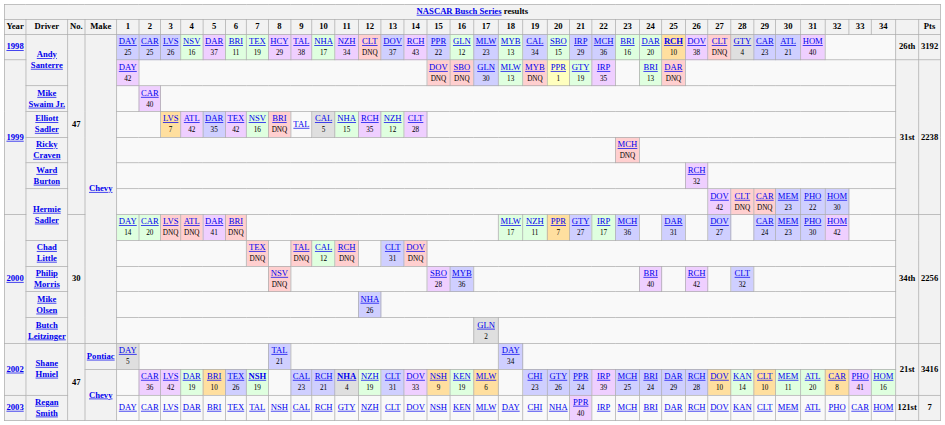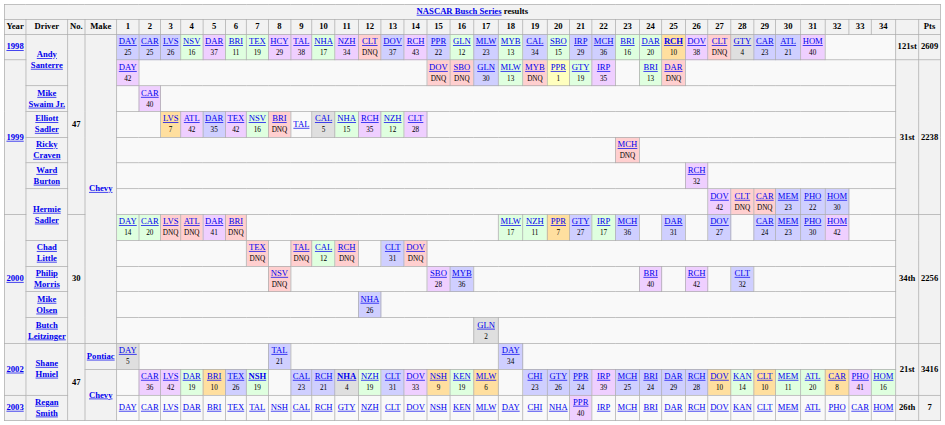(907, 47) 26th -> (907, 47) 121st
(930, 47) 3192 -> (930, 47) 2609
(907, 407) 121st -> (907, 407) 26th
